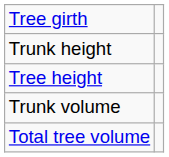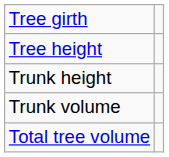rows swapped: (60, 48) <-> (55, 78)
